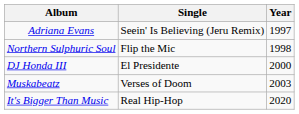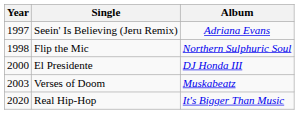columns swapped: (280, 13) <-> (61, 13)
